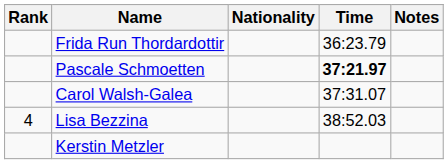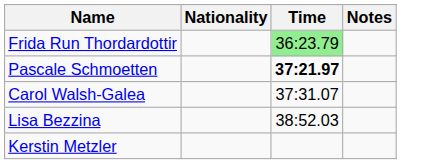- column: (28, 18)
(354, 43) no background -> (307, 43) lightgreen background
